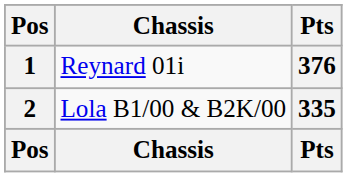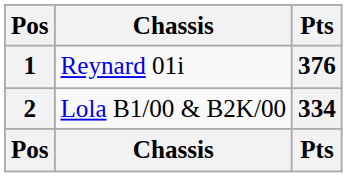(317, 107) 335 -> (317, 107) 334
